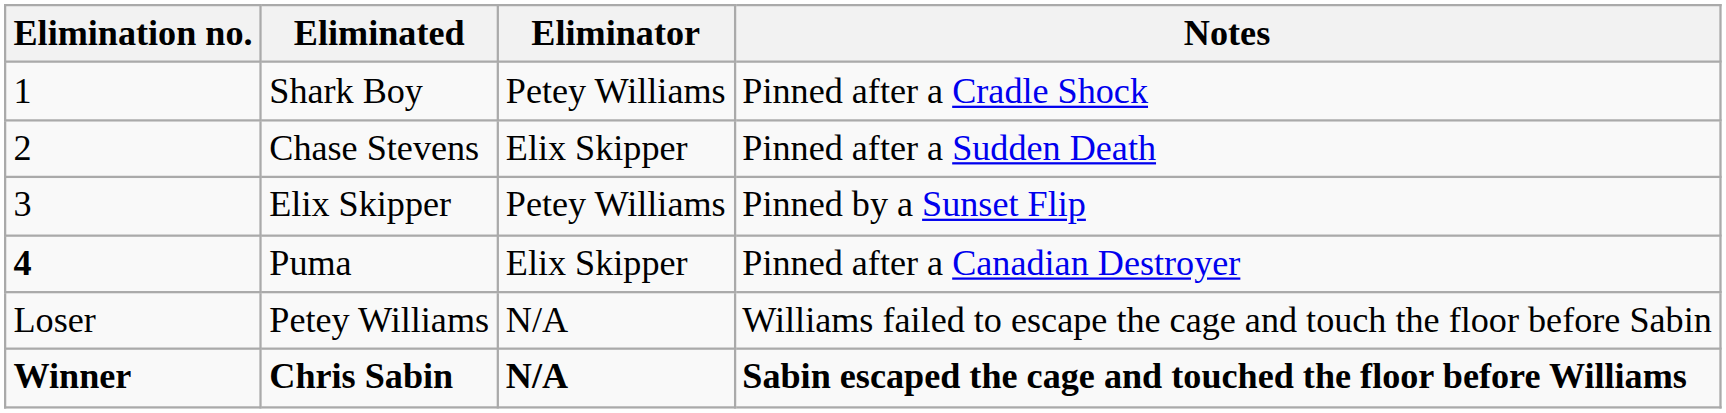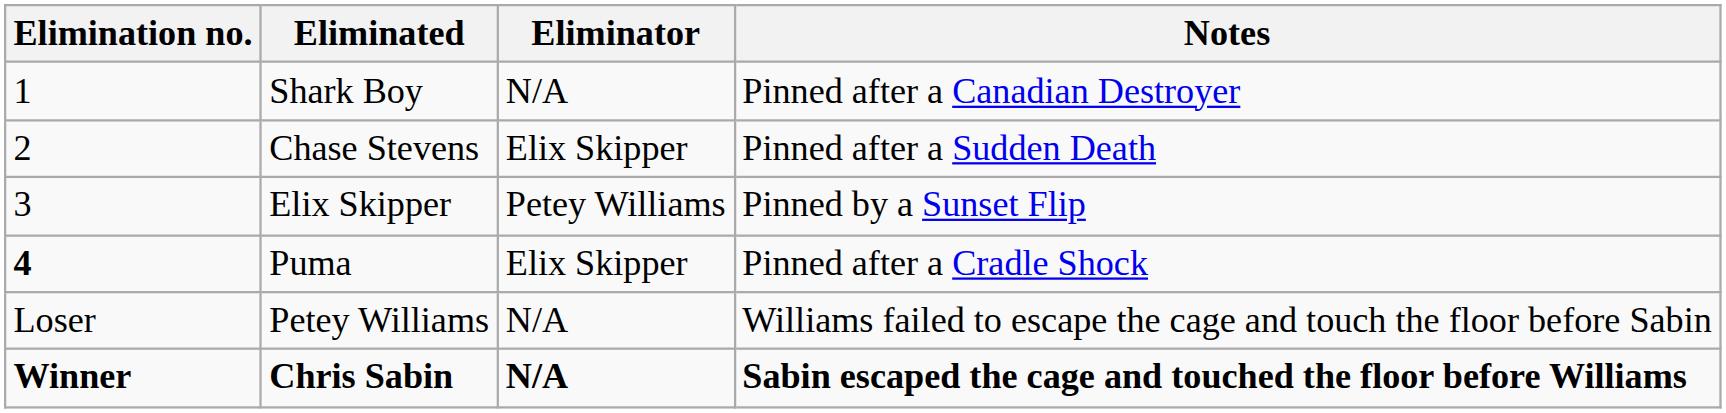(616, 90) Petey Williams -> (537, 90) N/A
(945, 90) Pinned after a Cradle Shock -> (991, 90) Pinned after a Canadian Destroyer
(991, 262) Pinned after a Canadian Destroyer -> (945, 262) Pinned after a Cradle Shock
